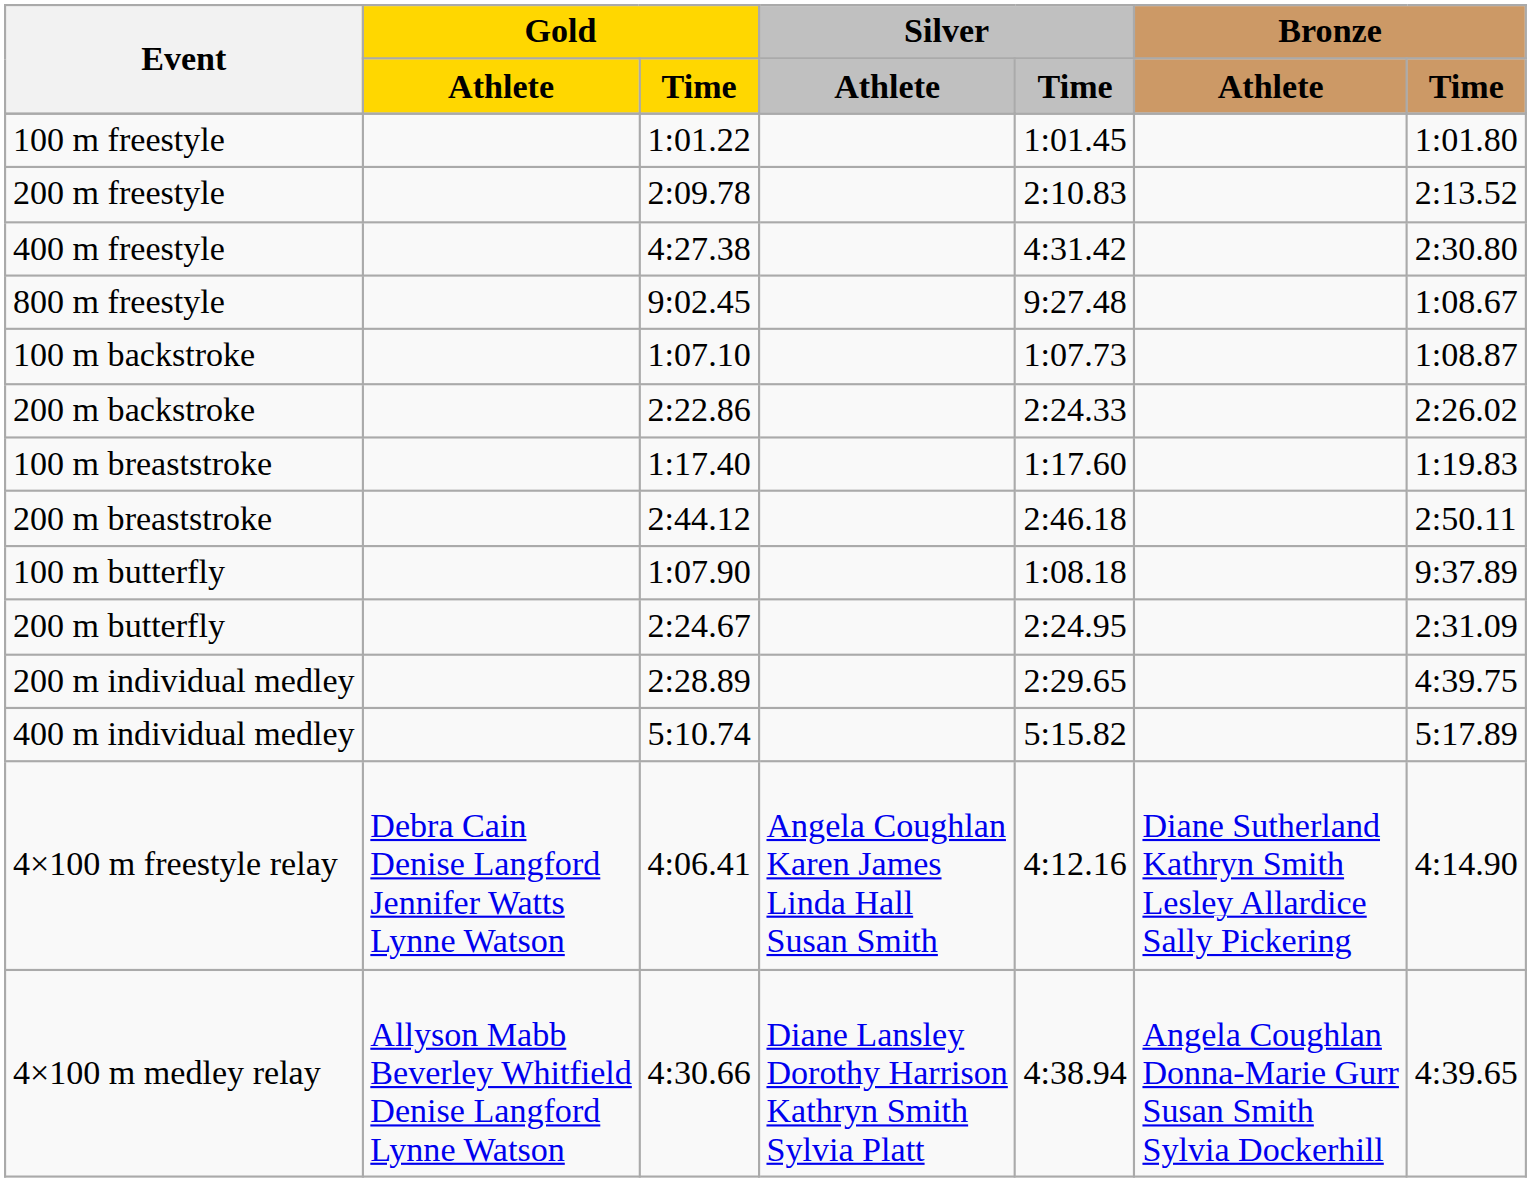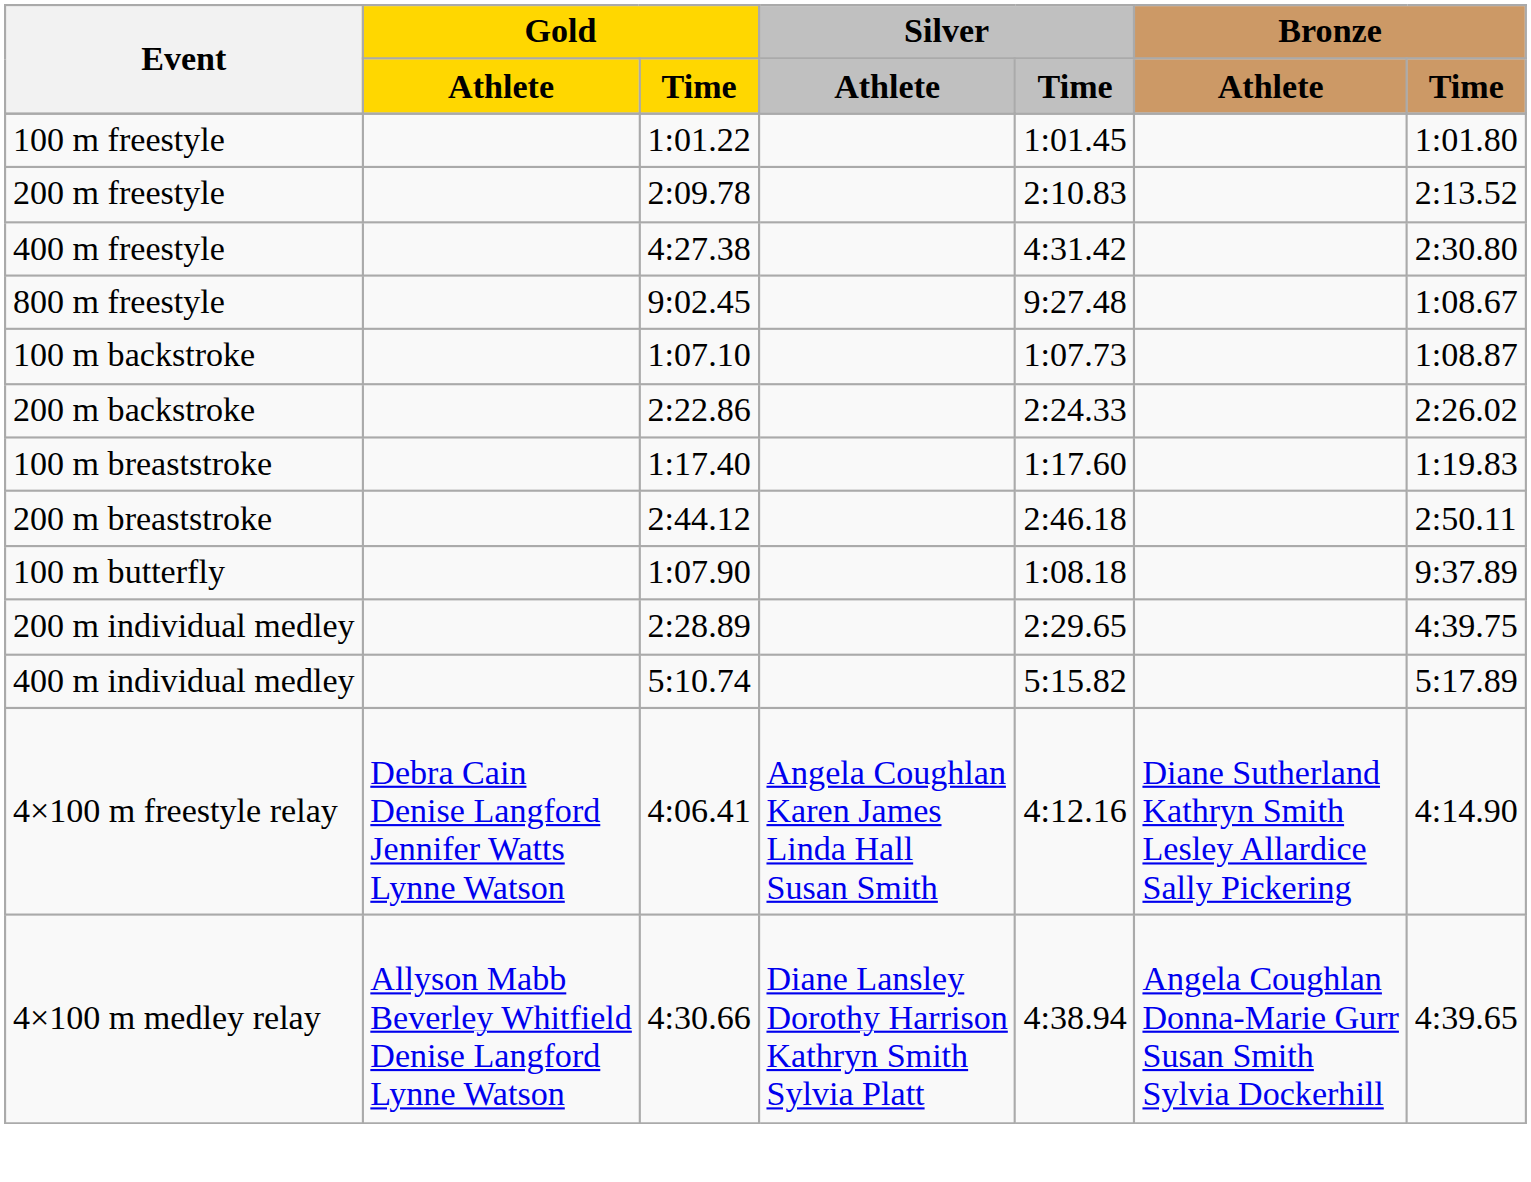- row: (119, 626)
